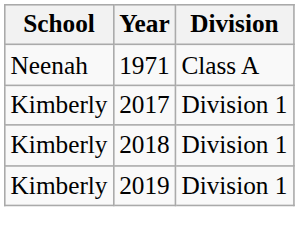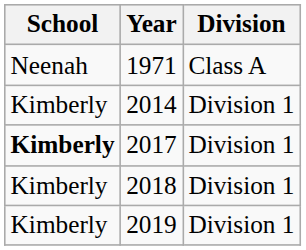+ row: (151, 104)
(59, 104) normal -> (63, 144) bold
